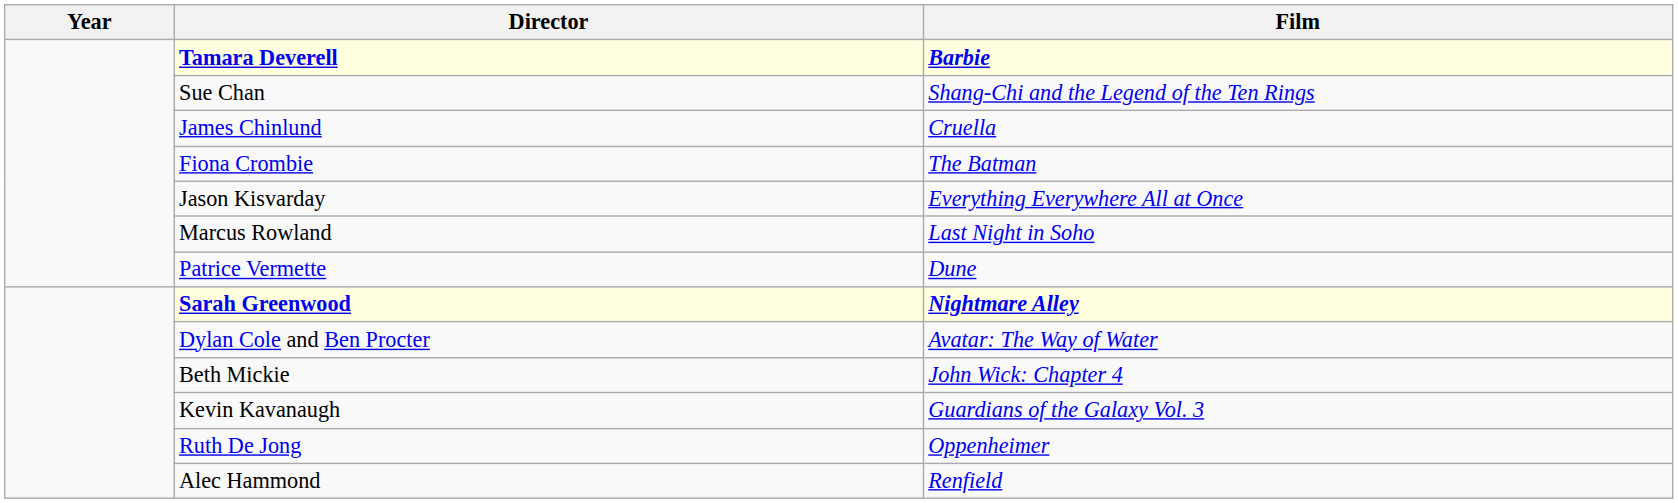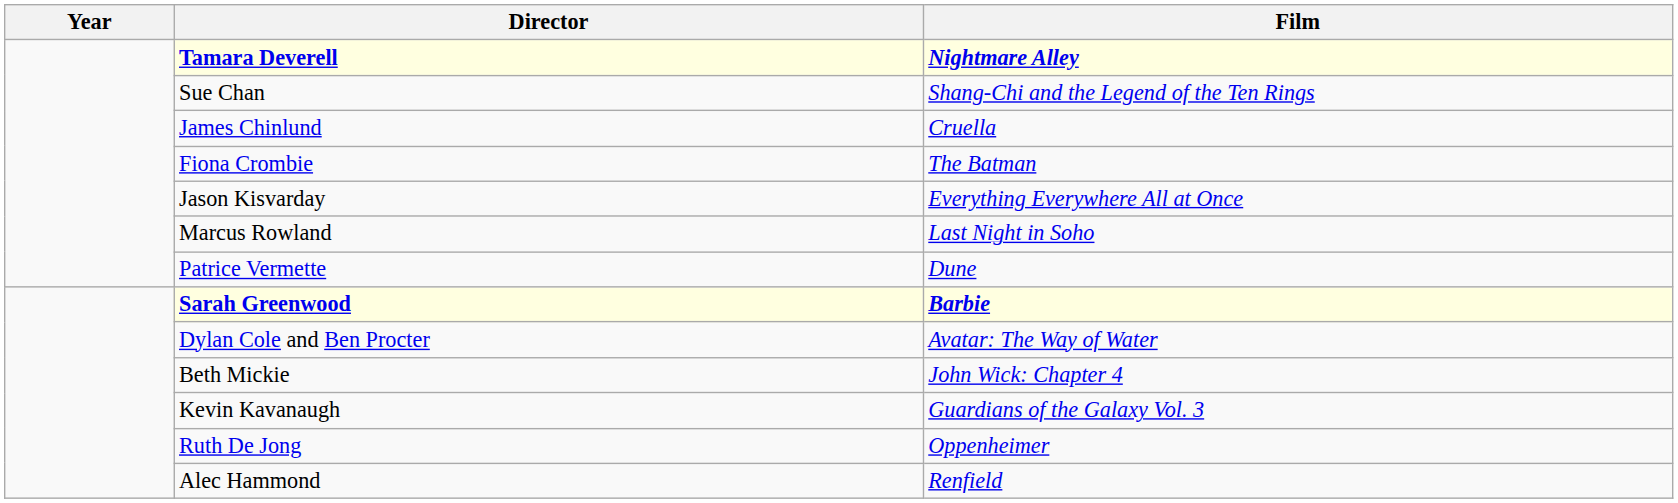(959, 57) Barbie -> (1004, 57) Nightmare Alley
(1004, 304) Nightmare Alley -> (959, 304) Barbie
